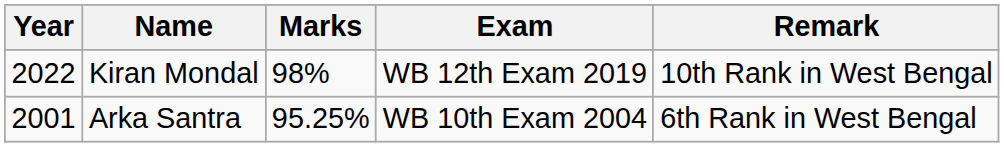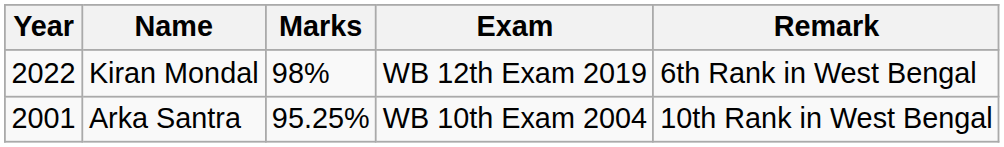(826, 73) 10th Rank in West Bengal -> (818, 73) 6th Rank in West Bengal
(818, 118) 6th Rank in West Bengal -> (826, 118) 10th Rank in West Bengal
